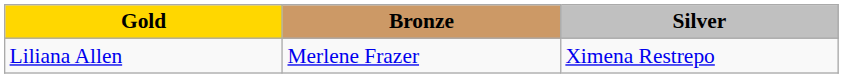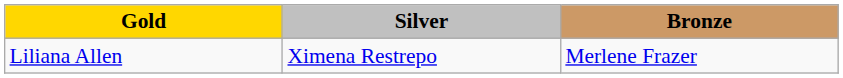columns swapped: (699, 21) <-> (421, 21)
